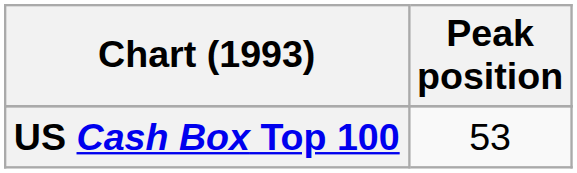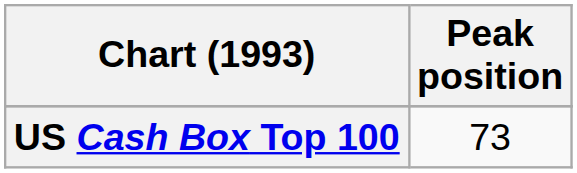(490, 136) 53 -> (490, 136) 73
